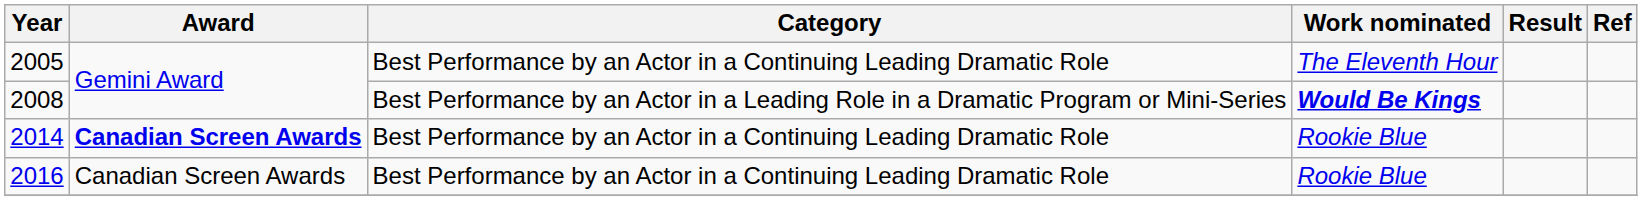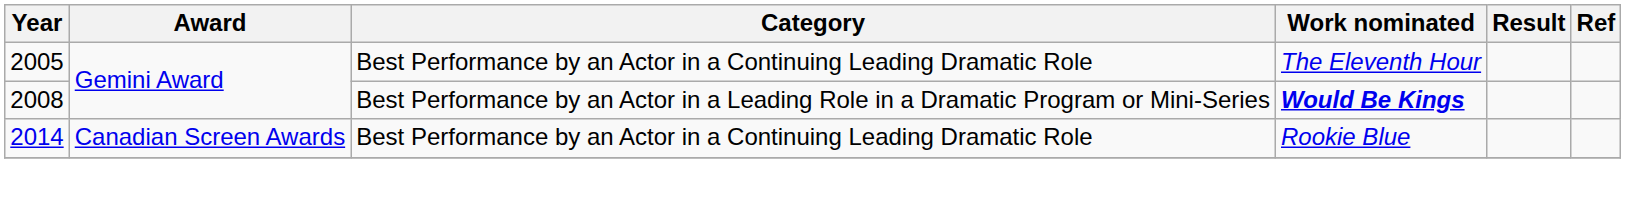(218, 137) bold -> (210, 137) normal
- row: (37, 175)
